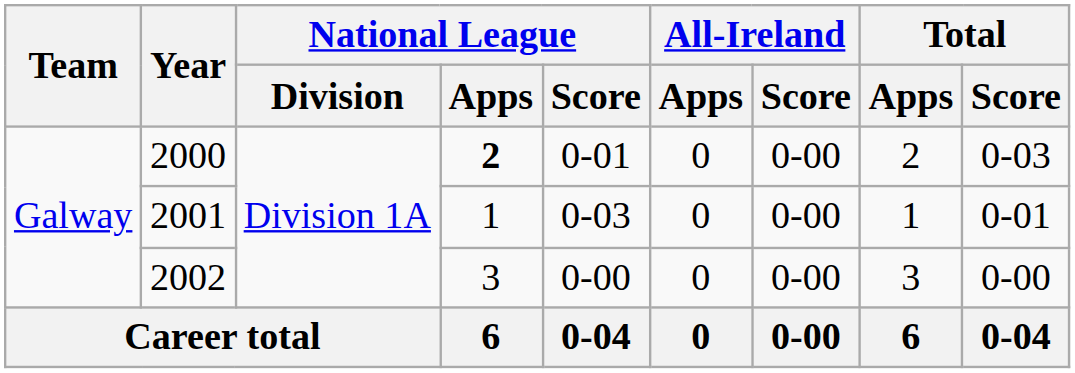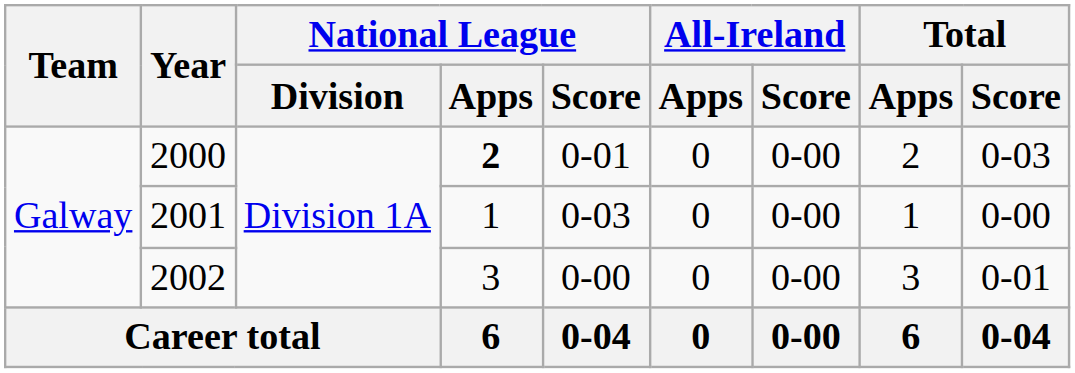(1016, 215) 0-01 -> (1016, 215) 0-00
(1016, 276) 0-00 -> (1016, 276) 0-01
